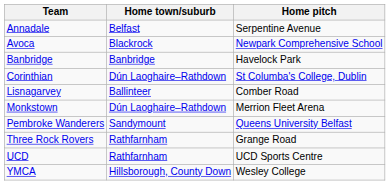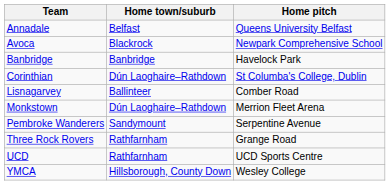(278, 28) Serpentine Avenue -> (294, 28) Queens University Belfast
(294, 124) Queens University Belfast -> (278, 124) Serpentine Avenue
